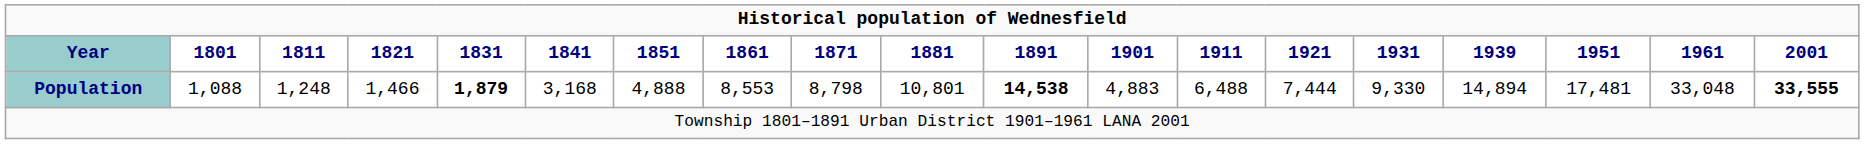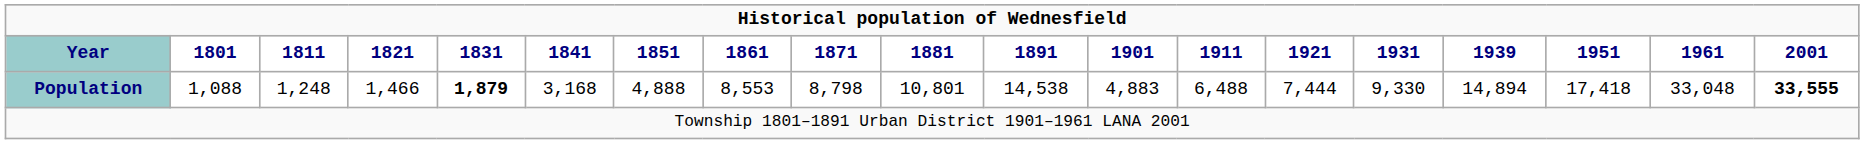(1036, 89) bold -> (1036, 89) normal
(1599, 89) 17,481 -> (1599, 89) 17,418
